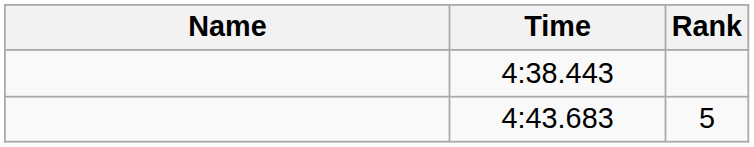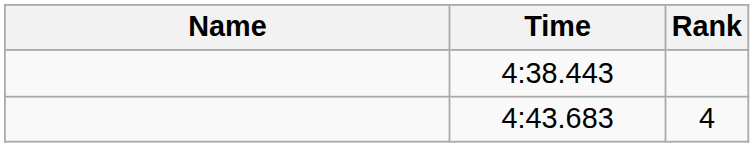(707, 118) 5 -> (707, 118) 4
